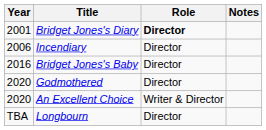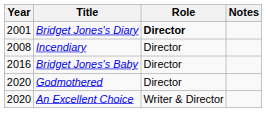(19, 47) 2006 -> (19, 47) 2008
- row: (62, 116)
